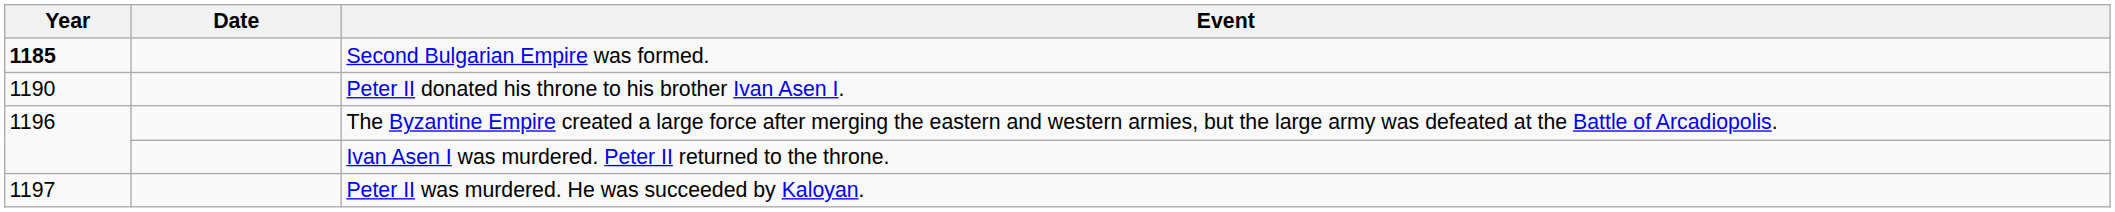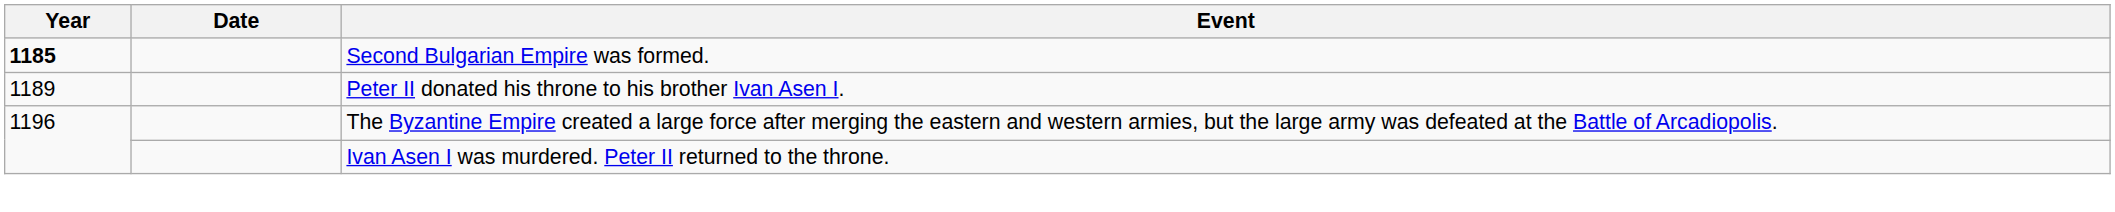(32, 88) 1190 -> (32, 88) 1189
- row: (605, 190)
